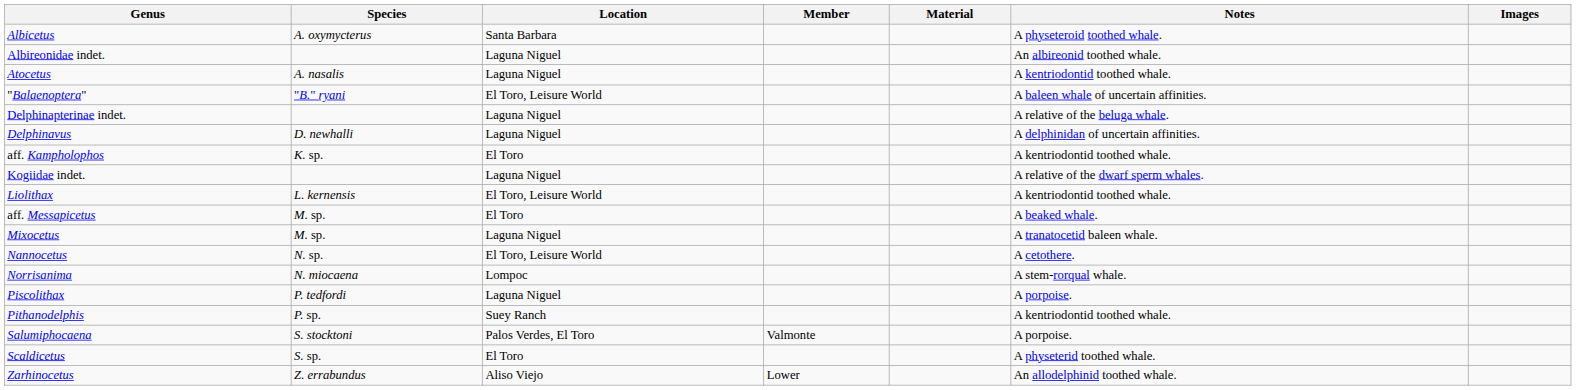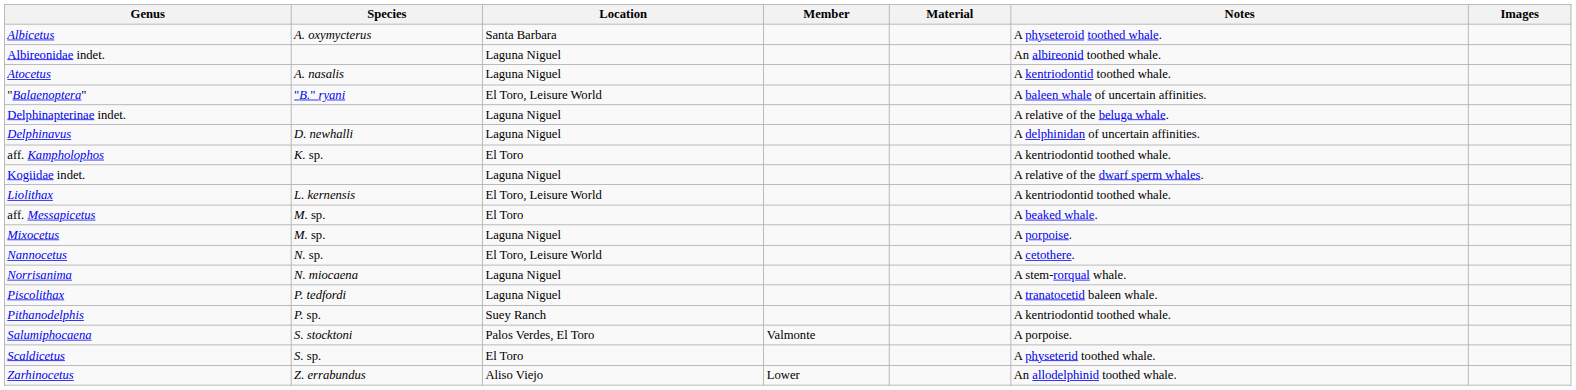(1086, 235) A tranatocetid baleen whale. -> (1043, 235) A porpoise.
(507, 275) Lompoc -> (523, 275) Laguna Niguel
(1043, 295) A porpoise. -> (1086, 295) A tranatocetid baleen whale.
